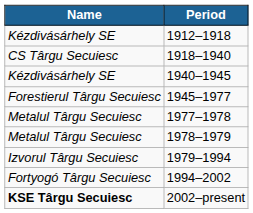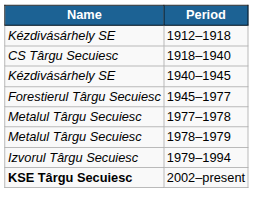- row: (199, 177)
